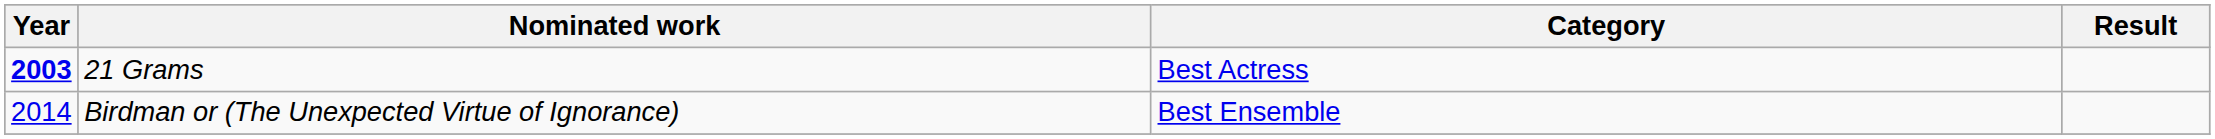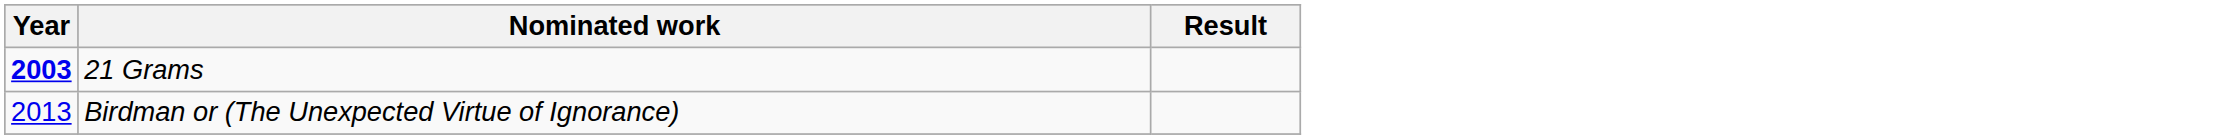- column: (1606, 26)
(41, 112) 2014 -> (41, 112) 2013
